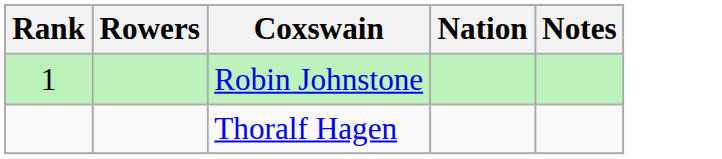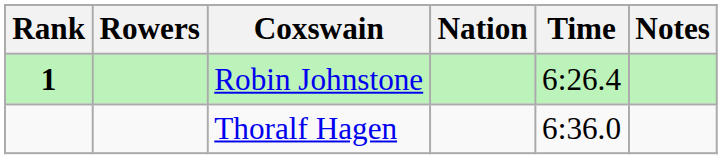+ column: (582, 29)
(49, 78) normal -> (49, 78) bold
